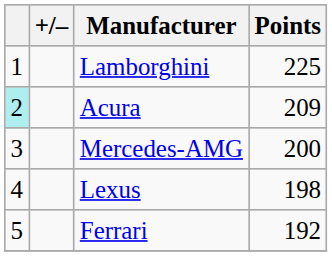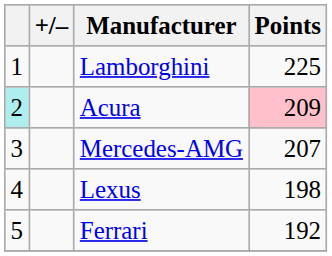(302, 107) no background -> (302, 107) pink background
(302, 148) 200 -> (302, 148) 207
